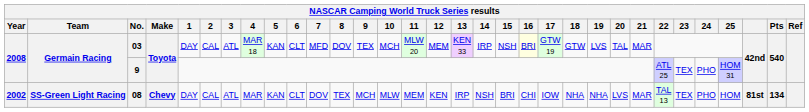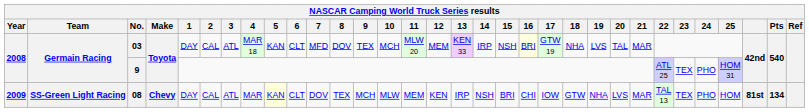(575, 46) GTW -> (575, 46) NHA
(16, 95) 2002 -> (16, 95) 2009
(276, 95) no background -> (276, 95) lightyellow background
(575, 95) NHA -> (575, 95) GTW
